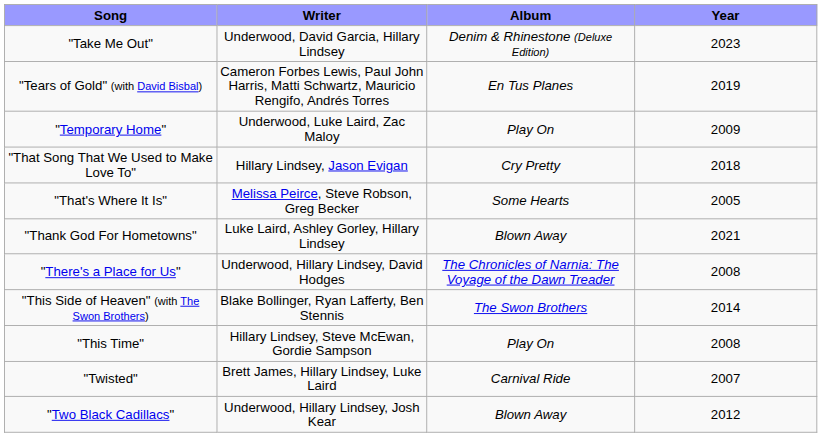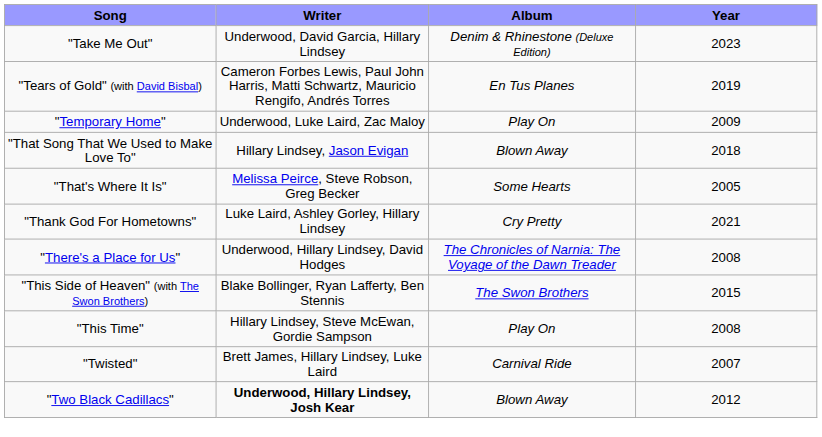(531, 165) Cry Pretty -> (532, 150) Blown Away
(531, 236) Blown Away -> (532, 221) Cry Pretty
(726, 307) 2014 -> (726, 293) 2015
(322, 414) normal -> (322, 400) bold
